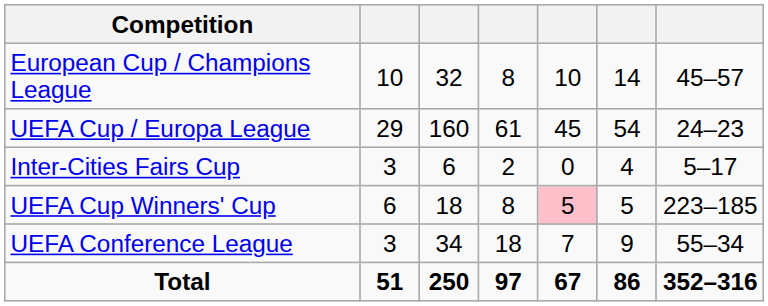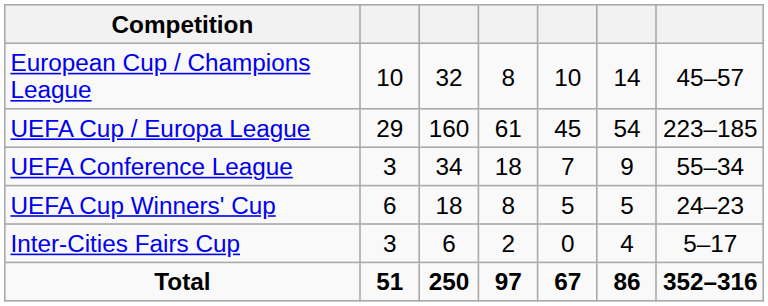(710, 128) 24–23 -> (710, 128) 223–185
rows swapped: (152, 244) <-> (125, 167)
(568, 205) pink background -> (568, 205) no background
(710, 205) 223–185 -> (710, 205) 24–23
